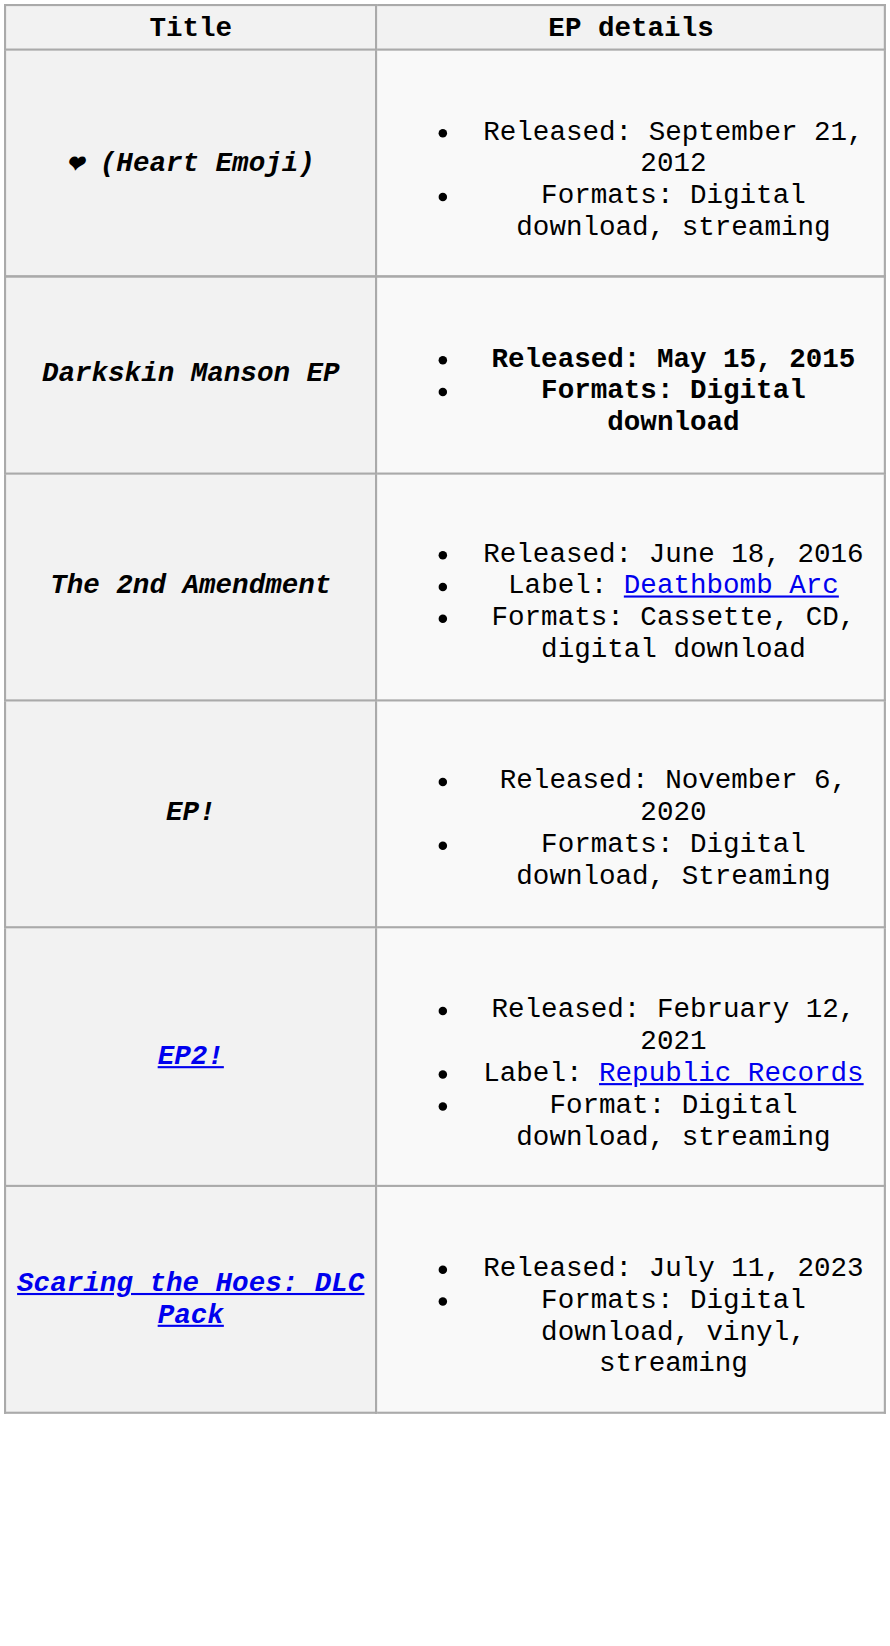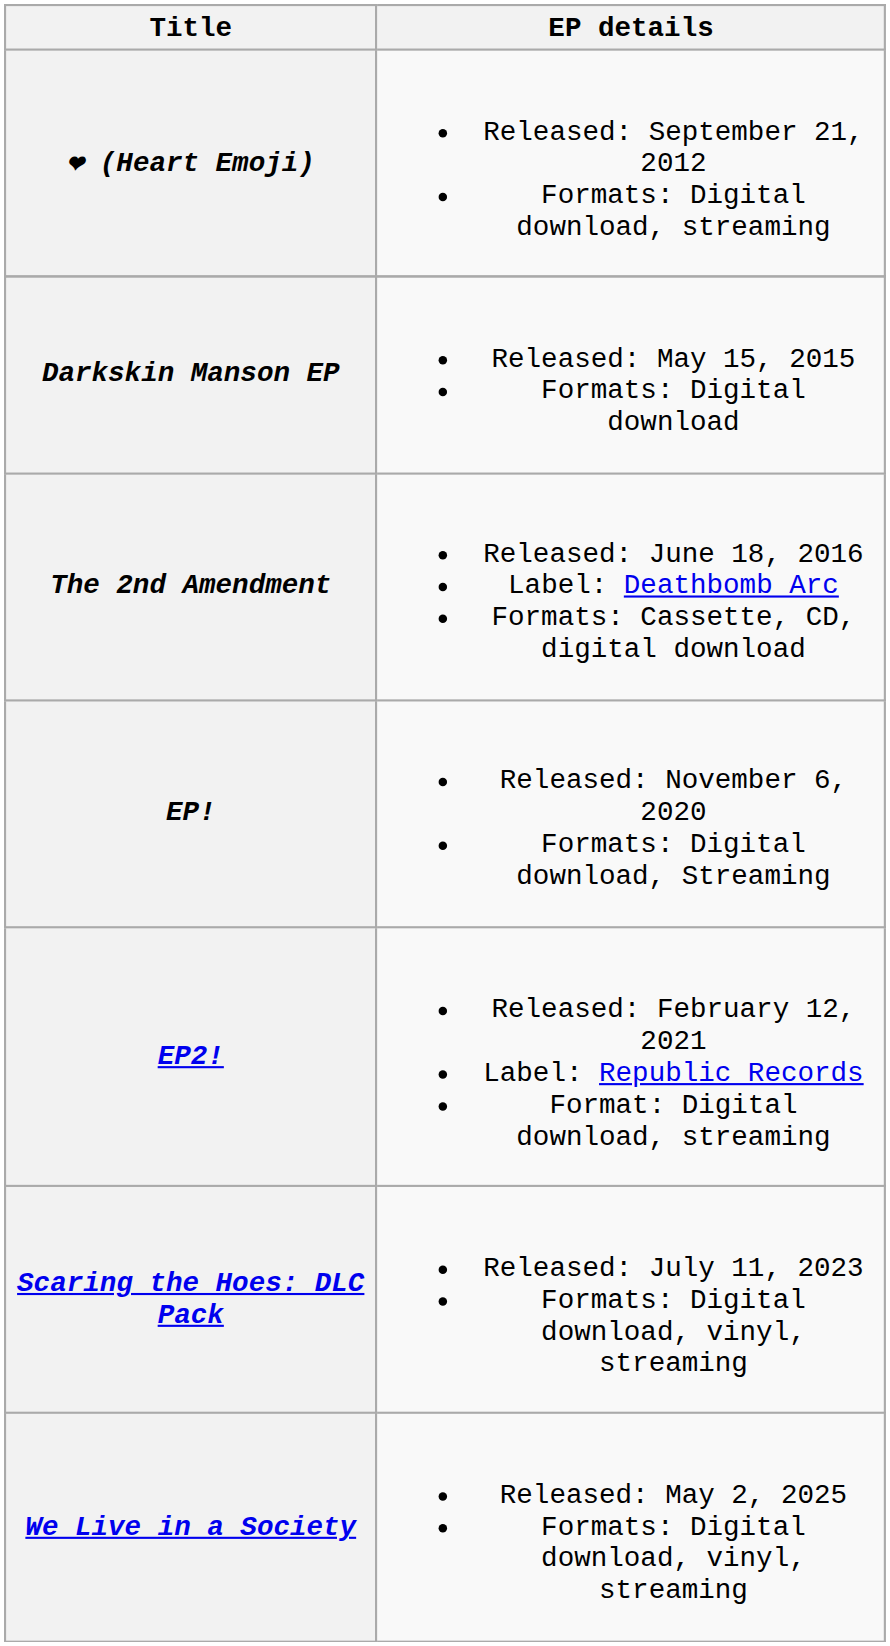(631, 391) bold -> (631, 391) normal
+ row: (191, 1527)
